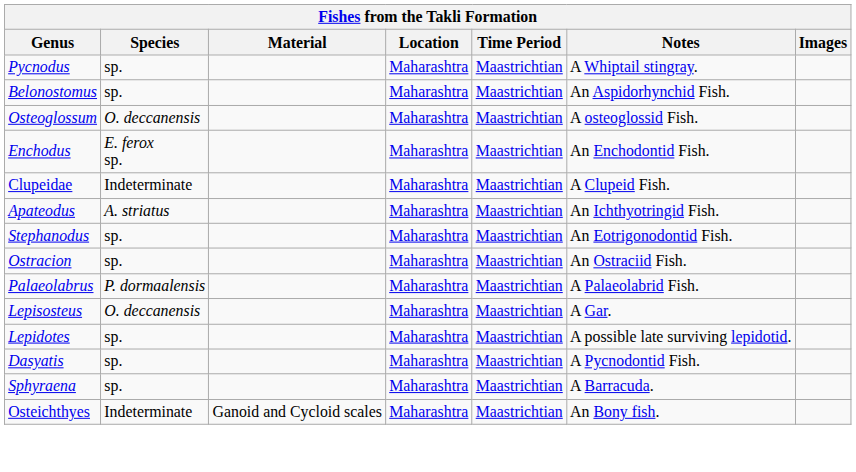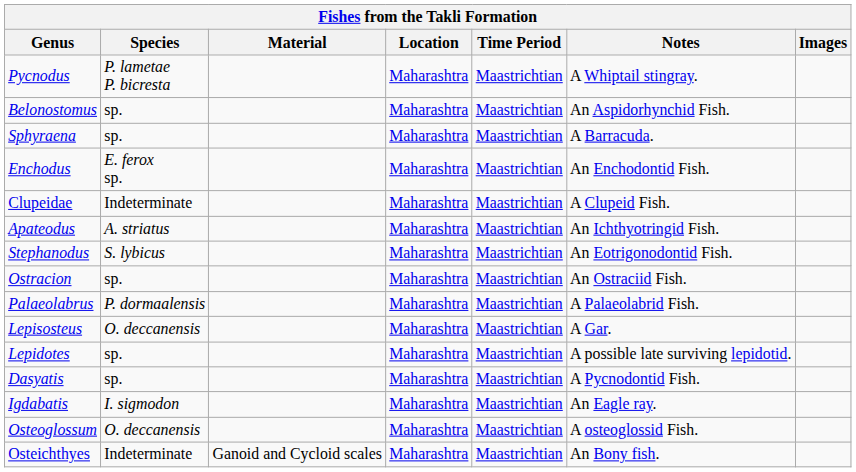(113, 67) sp. -> (137, 76) P. lametae P. bicresta
rows swapped: (42, 386) <-> (53, 117)
(113, 235) sp. -> (135, 253) S. lybicus
+ row: (38, 404)
